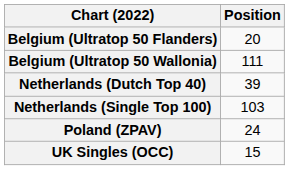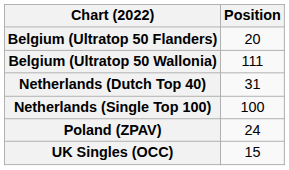(252, 84) 39 -> (252, 84) 31
(252, 107) 103 -> (252, 107) 100
